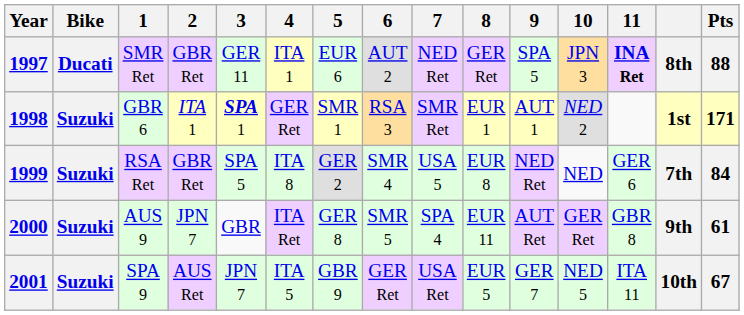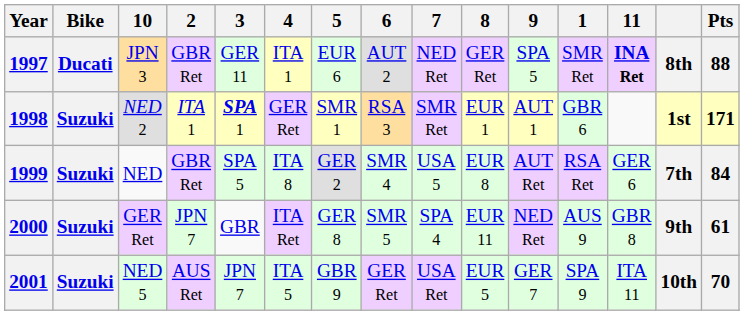columns swapped: (143, 20) <-> (583, 20)
(534, 173) NED Ret -> (533, 173) AUT Ret
(534, 227) AUT Ret -> (533, 227) NED Ret
(720, 282) 67 -> (720, 282) 70
